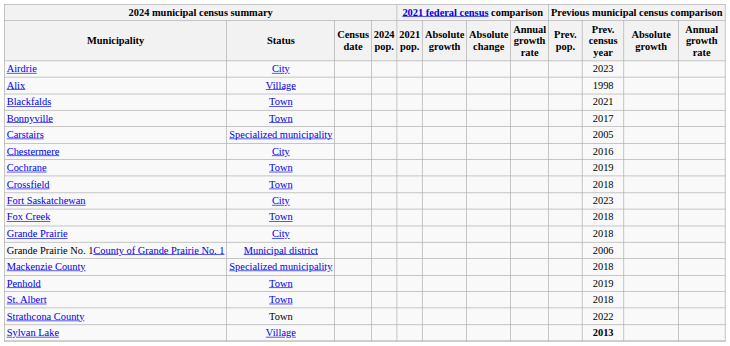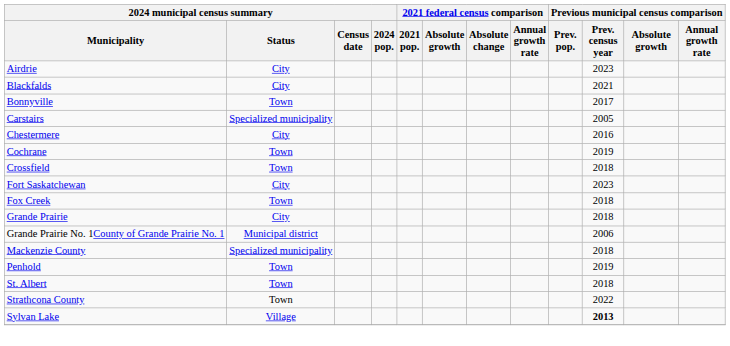- row: (16, 85)
(281, 102) Town -> (281, 85) City
